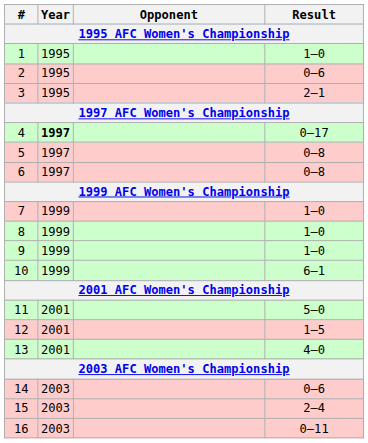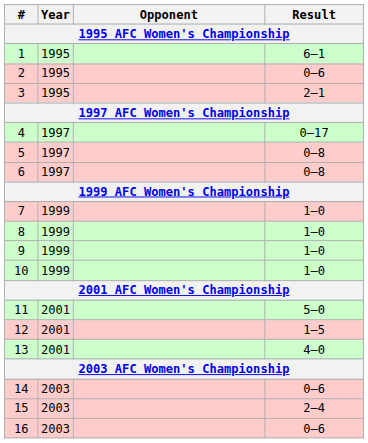(314, 54) 1–0 -> (314, 54) 6–1
(56, 133) bold -> (56, 133) normal
(314, 270) 6–1 -> (314, 270) 1–0
(314, 428) 0–11 -> (314, 428) 0–6
